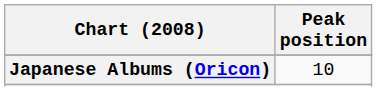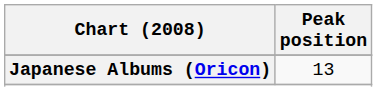(324, 70) 10 -> (324, 70) 13
